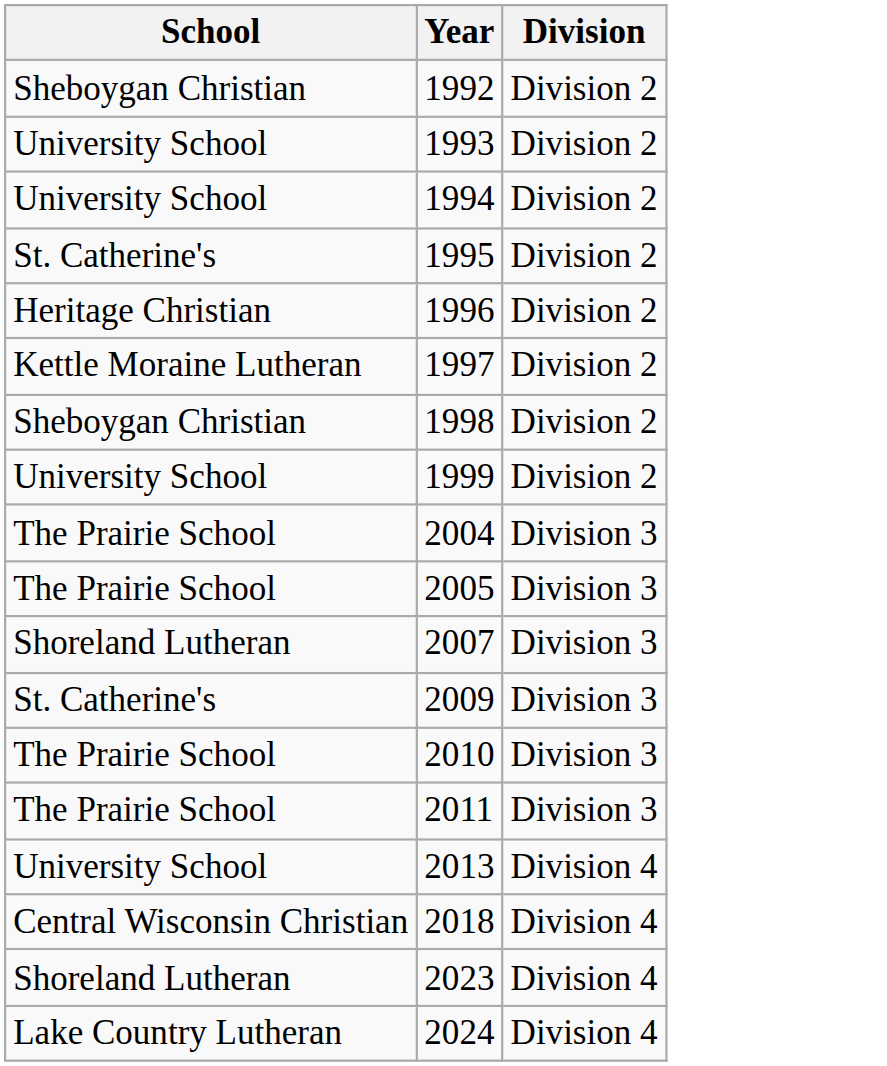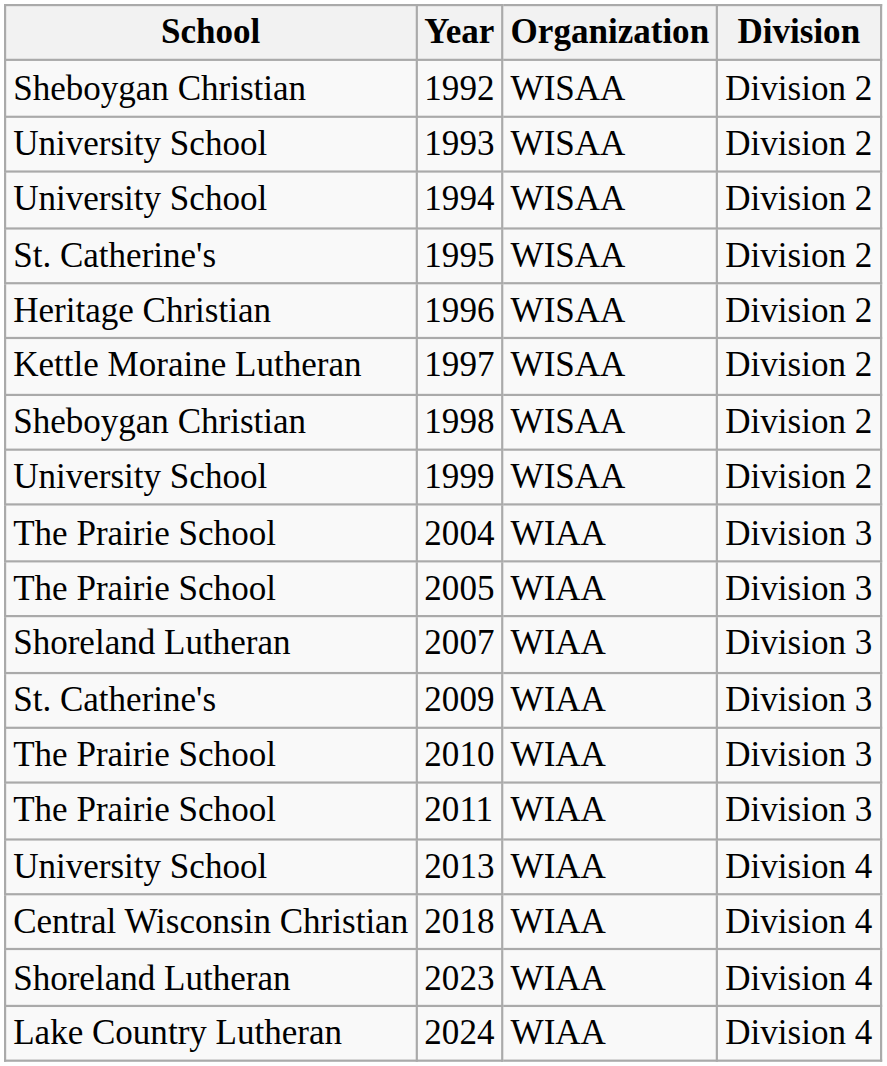+ column: (610, 32)
